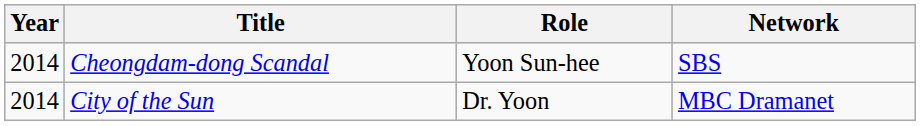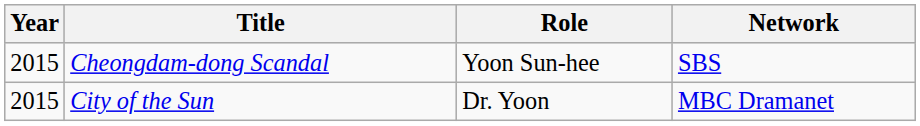(35, 62) 2014 -> (35, 62) 2015
(35, 100) 2014 -> (35, 100) 2015
